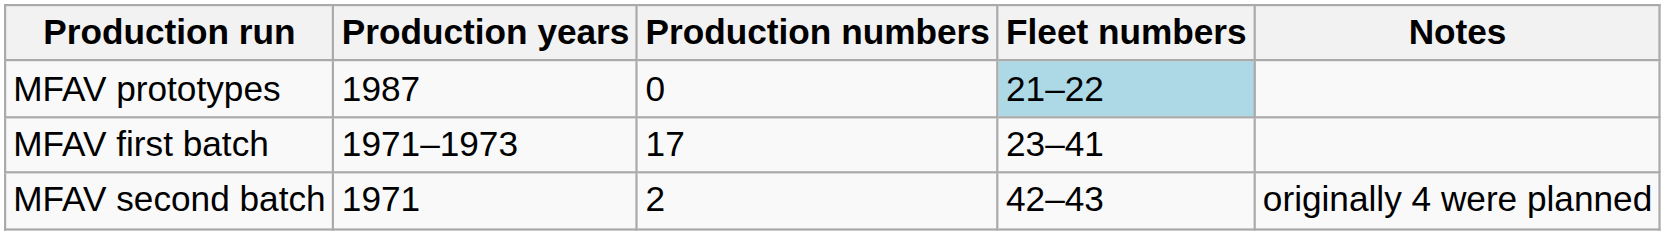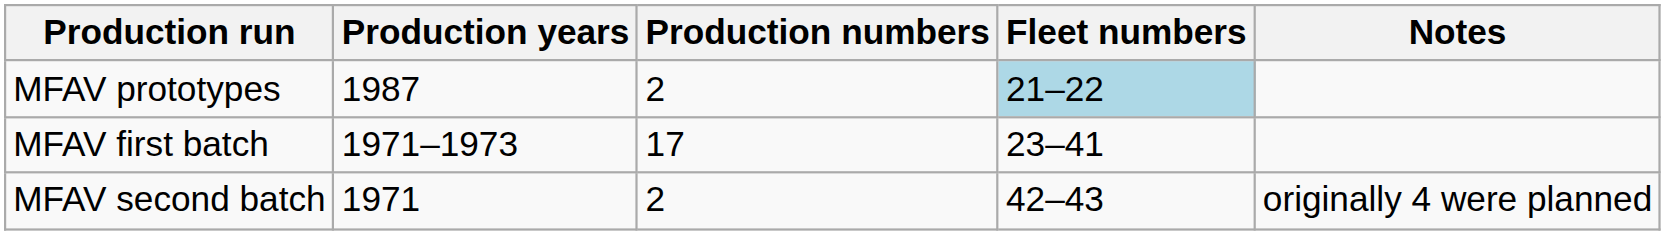(655, 88) 0 -> (655, 88) 2
